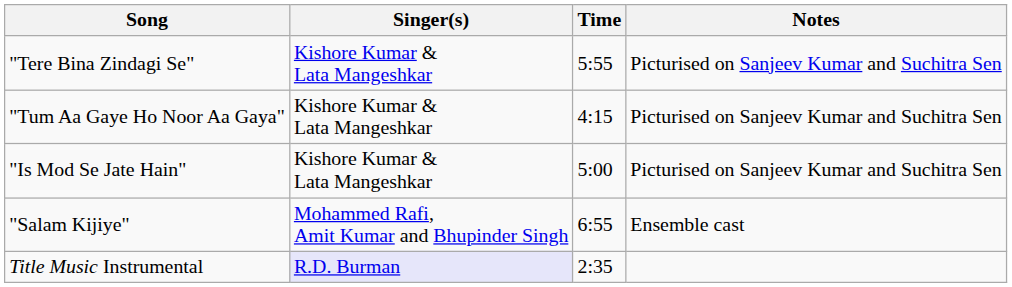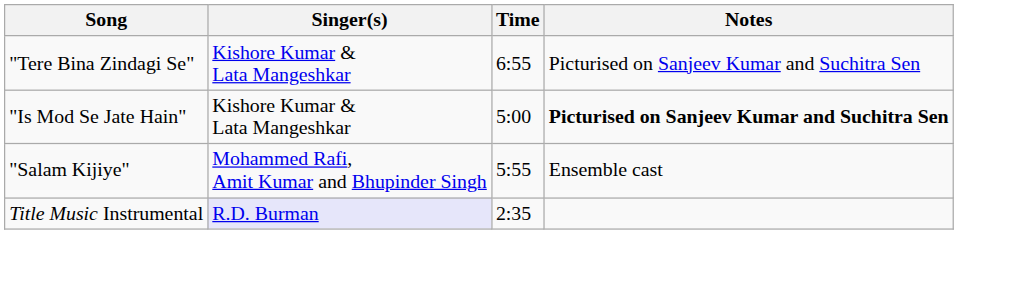(595, 62) 5:55 -> (514, 62) 6:55
- row: (147, 116)
(816, 170) normal -> (749, 116) bold
(595, 224) 6:55 -> (514, 170) 5:55
